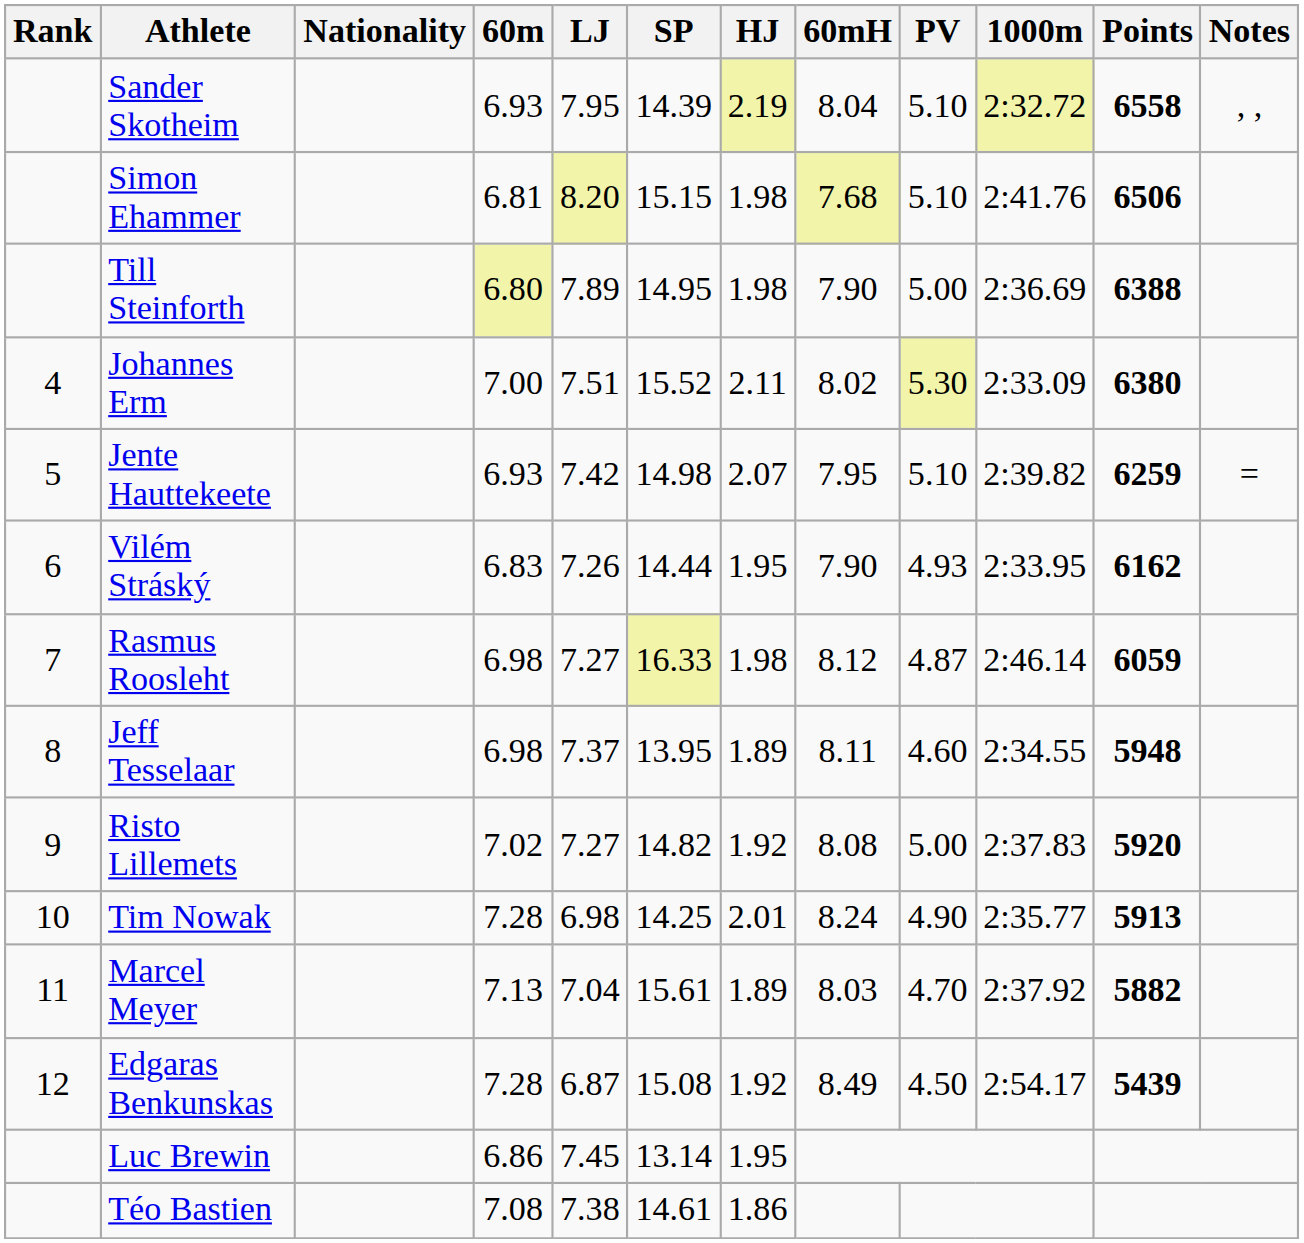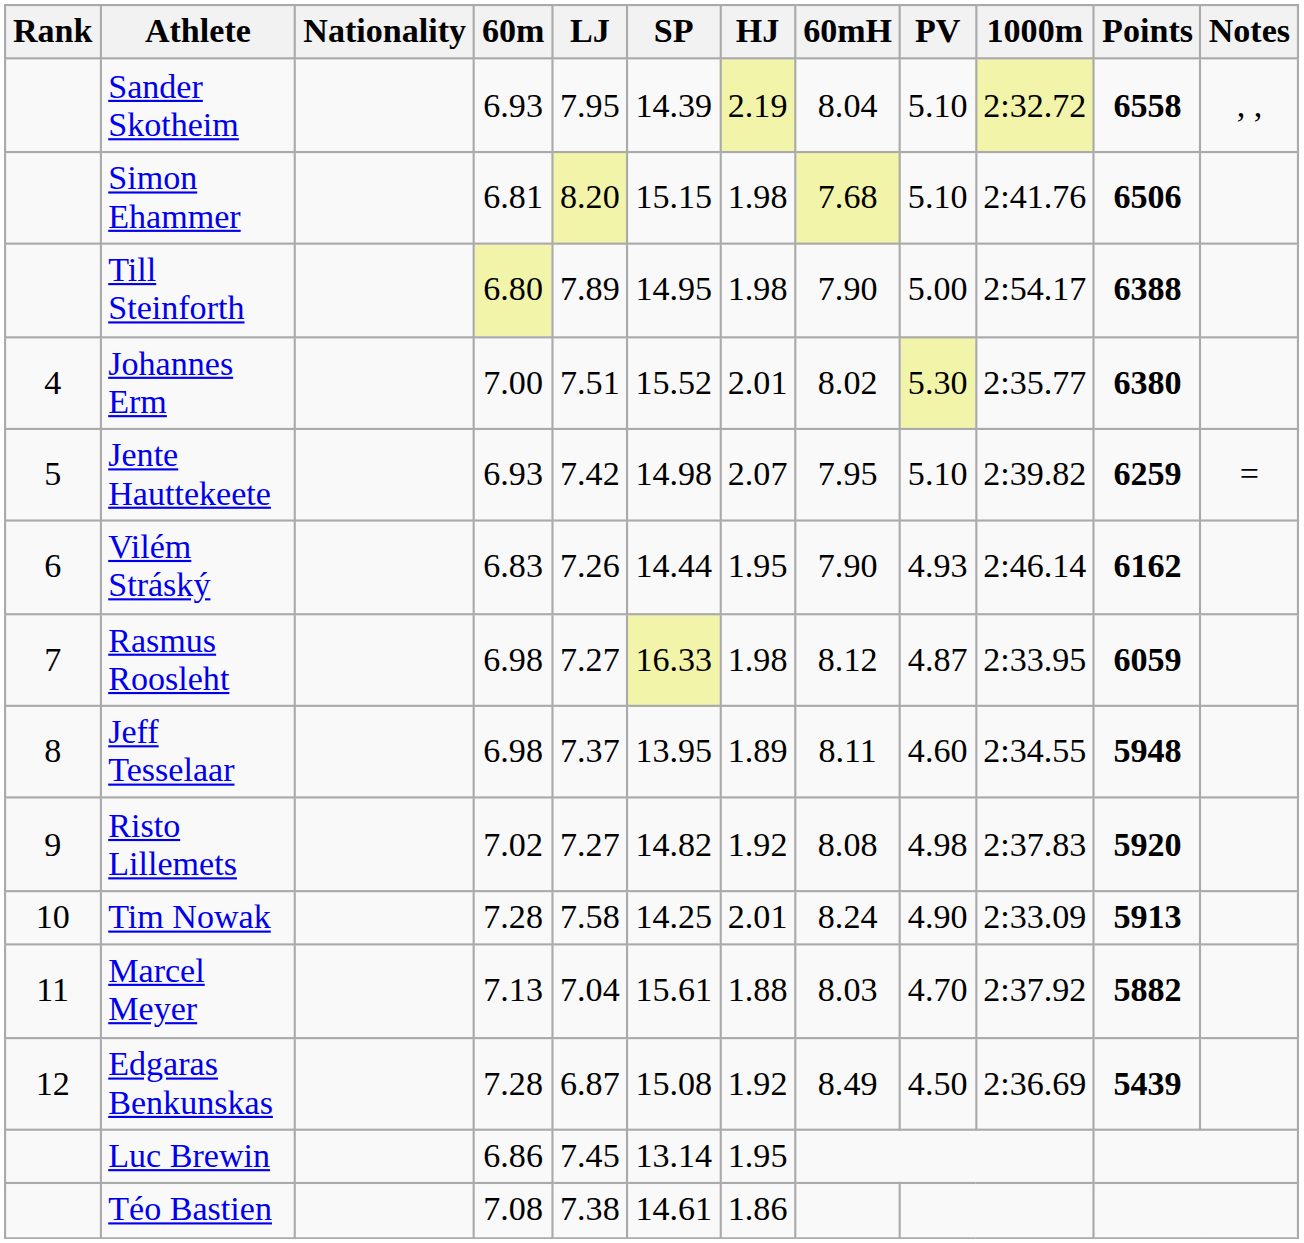(1035, 289) 2:36.69 -> (1035, 289) 2:54.17
(758, 381) 2.11 -> (758, 381) 2.01
(1035, 381) 2:33.09 -> (1035, 381) 2:35.77
(1035, 566) 2:33.95 -> (1035, 566) 2:46.14
(1035, 659) 2:46.14 -> (1035, 659) 2:33.95
(938, 843) 5.00 -> (938, 843) 4.98
(590, 917) 6.98 -> (590, 917) 7.58
(1035, 917) 2:35.77 -> (1035, 917) 2:33.09
(758, 990) 1.89 -> (758, 990) 1.88
(1035, 1082) 2:54.17 -> (1035, 1082) 2:36.69
